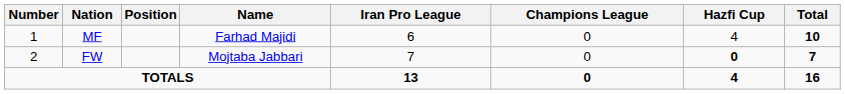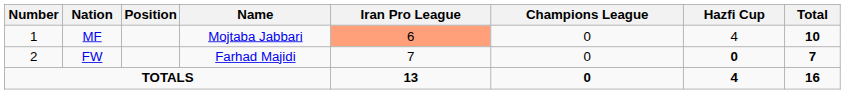(255, 36) Farhad Majidi -> (255, 36) Mojtaba Jabbari
(411, 36) no background -> (411, 36) lightsalmon background
(255, 57) Mojtaba Jabbari -> (255, 57) Farhad Majidi
